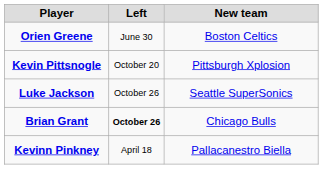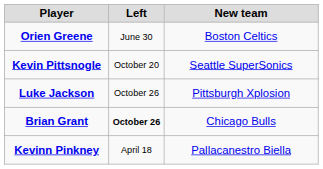(241, 65) Pittsburgh Xplosion -> (241, 65) Seattle SuperSonics
(241, 93) Seattle SuperSonics -> (241, 93) Pittsburgh Xplosion
